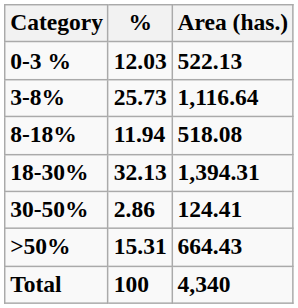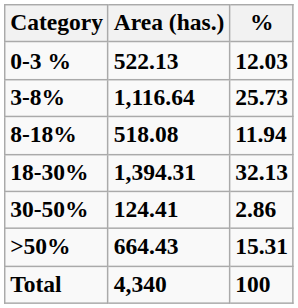columns swapped: (233, 23) <-> (140, 23)
